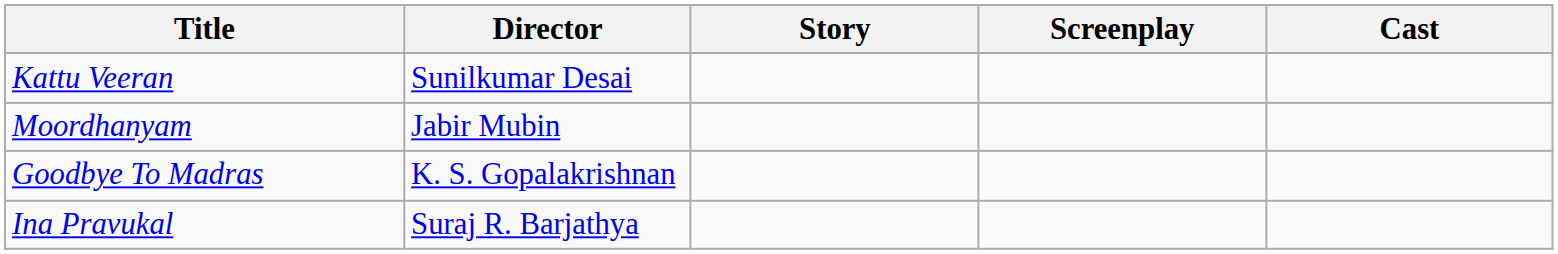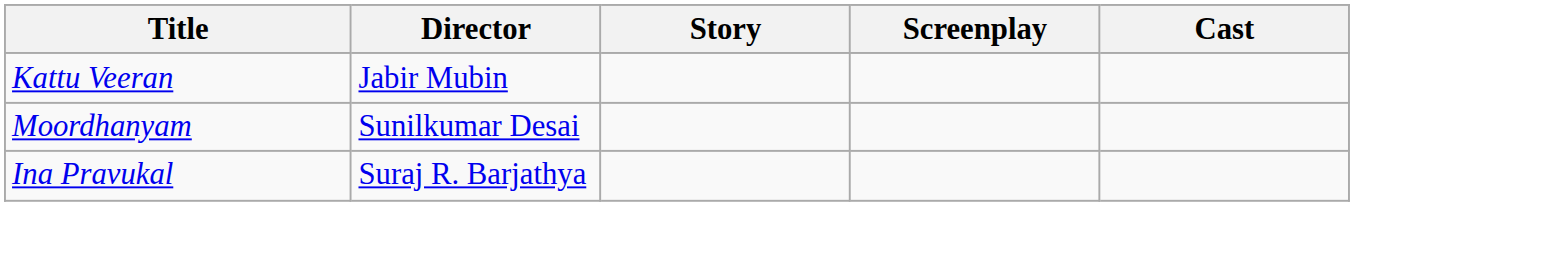(522, 77) Sunilkumar Desai -> (433, 77) Jabir Mubin
(486, 126) Jabir Mubin -> (469, 126) Sunilkumar Desai
- row: (138, 175)
